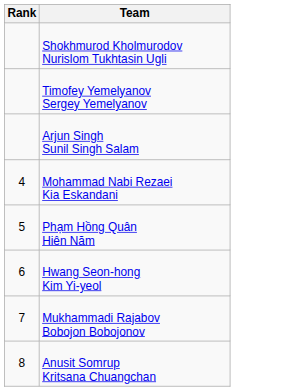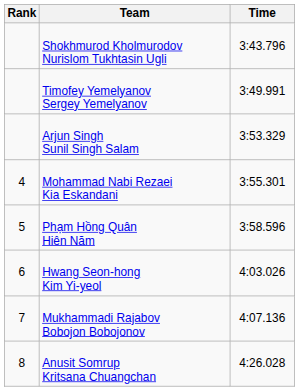+ column: (262, 13)
